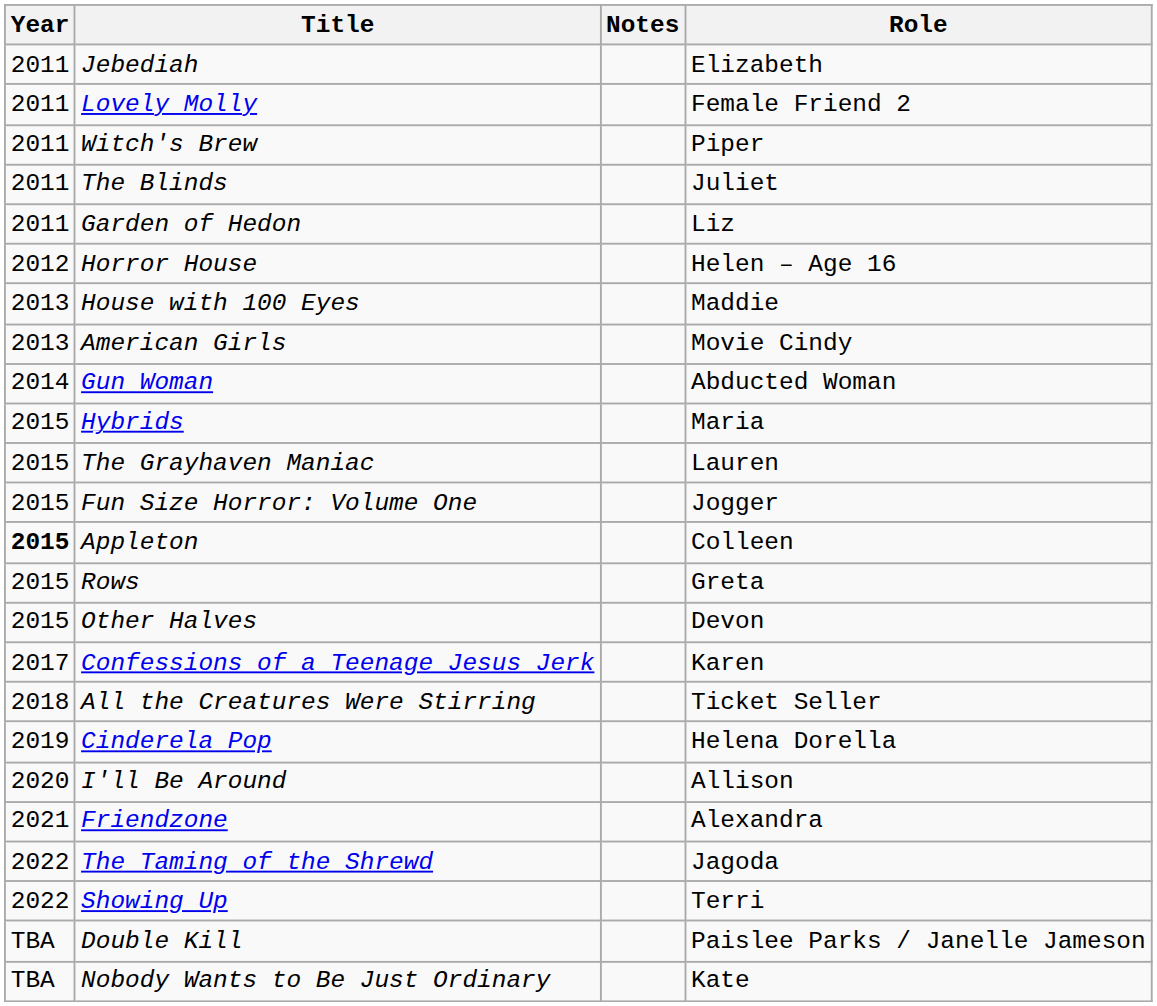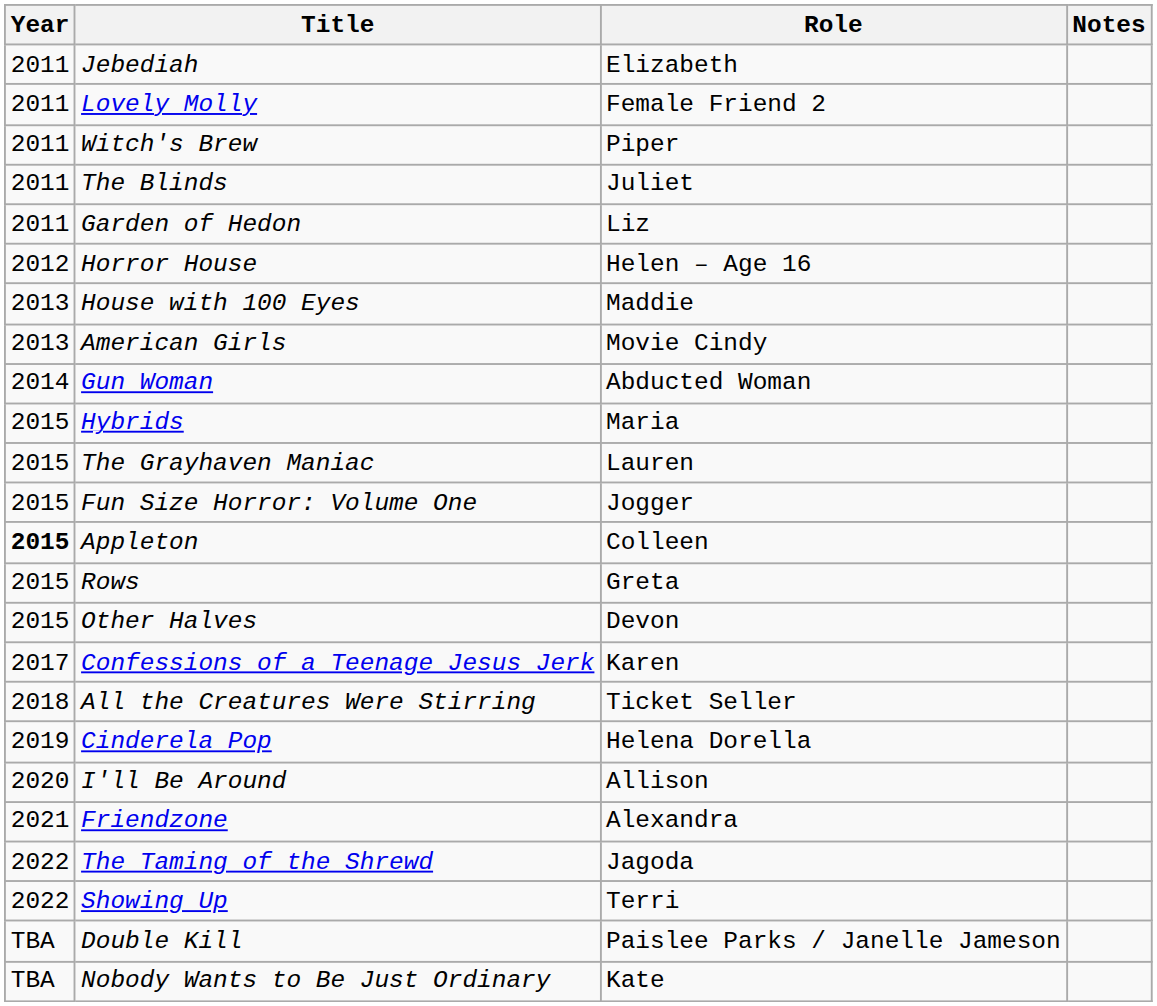columns swapped: (918, 25) <-> (643, 25)
